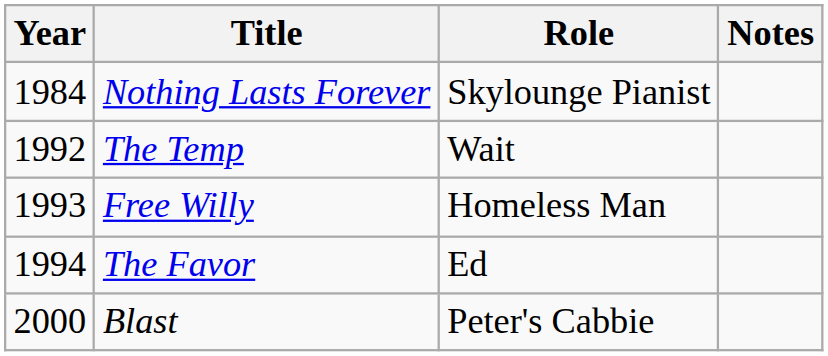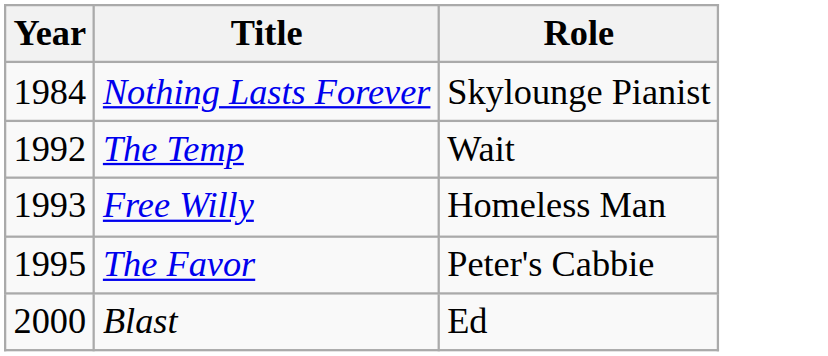- column: (771, 33)
(50, 263) 1994 -> (50, 263) 1995
(467, 263) Ed -> (551, 263) Peter's Cabbie
(551, 321) Peter's Cabbie -> (467, 321) Ed
